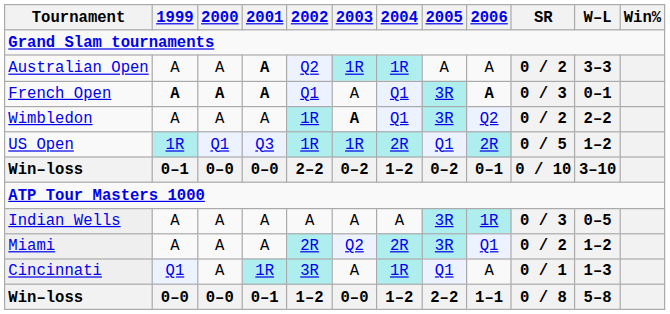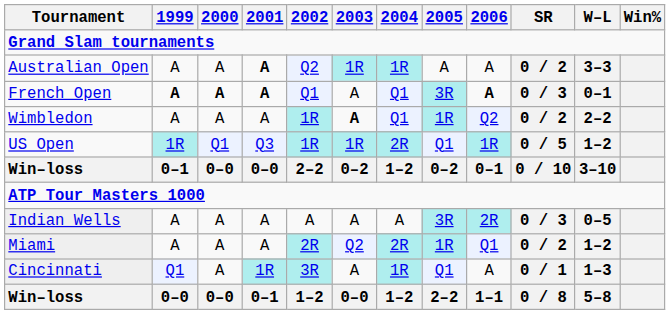(444, 119) 3R -> (444, 119) 1R
(489, 144) 2R -> (489, 144) 1R
(489, 221) 1R -> (489, 221) 2R
(444, 246) 3R -> (444, 246) 1R
